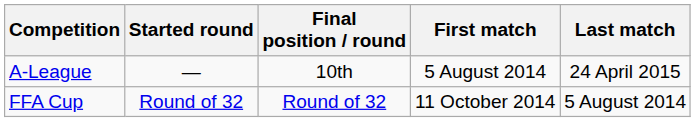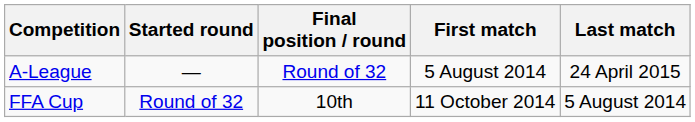(334, 71) 10th -> (334, 71) Round of 32
(334, 101) Round of 32 -> (334, 101) 10th
